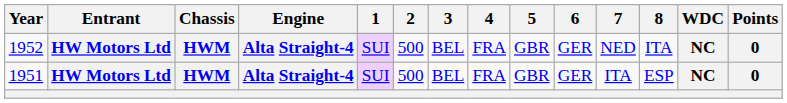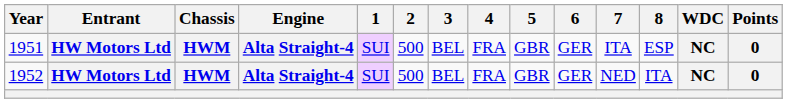rows swapped: (26, 76) <-> (26, 47)
